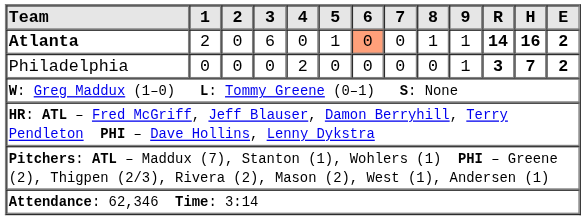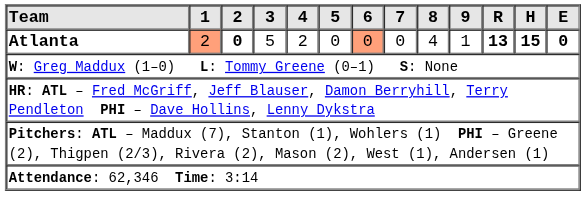(205, 42) no background -> (205, 42) lightsalmon background
(238, 42) normal -> (238, 42) bold
(270, 42) 6 -> (270, 42) 5
(303, 42) 0 -> (303, 42) 2
(335, 42) 1 -> (335, 42) 0
(433, 42) 1 -> (433, 42) 4
(498, 42) 14 -> (498, 42) 13
(531, 42) 16 -> (531, 42) 15
(563, 42) 2 -> (563, 42) 0
- row: (69, 66)
